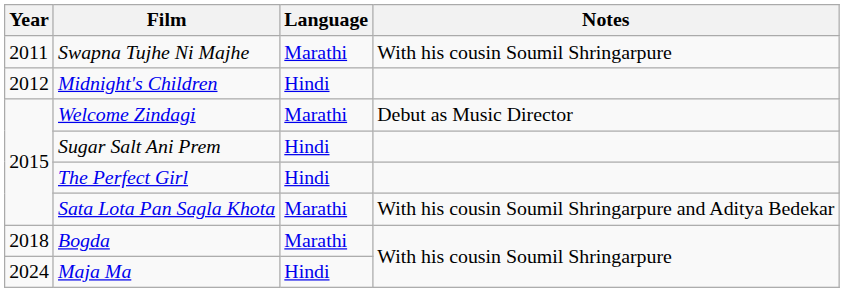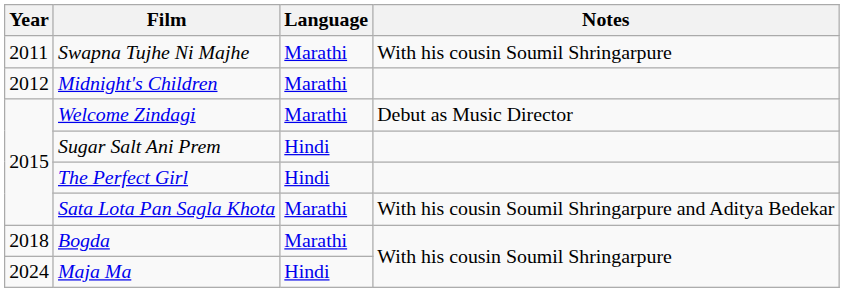(307, 83) Hindi -> (316, 83) Marathi
